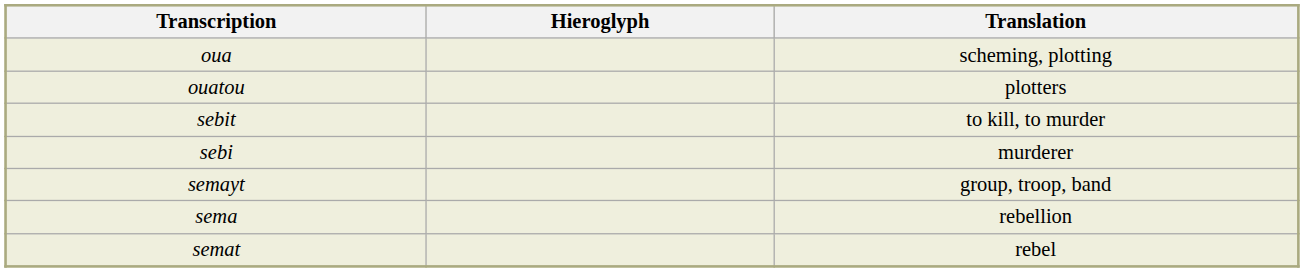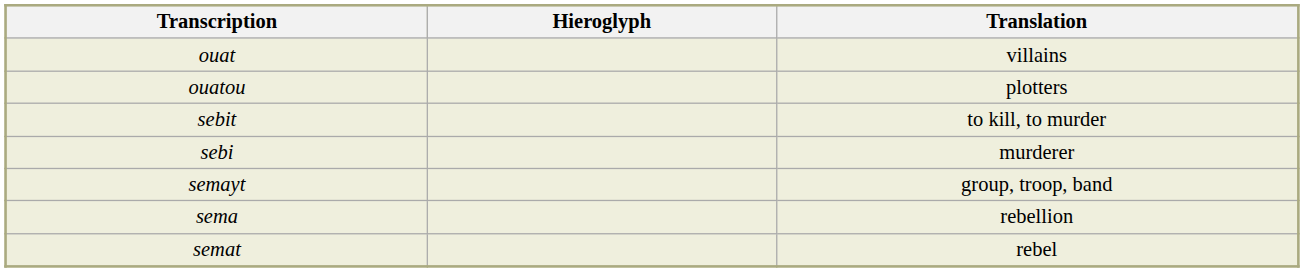- row: (216, 54)
+ row: (217, 54)
